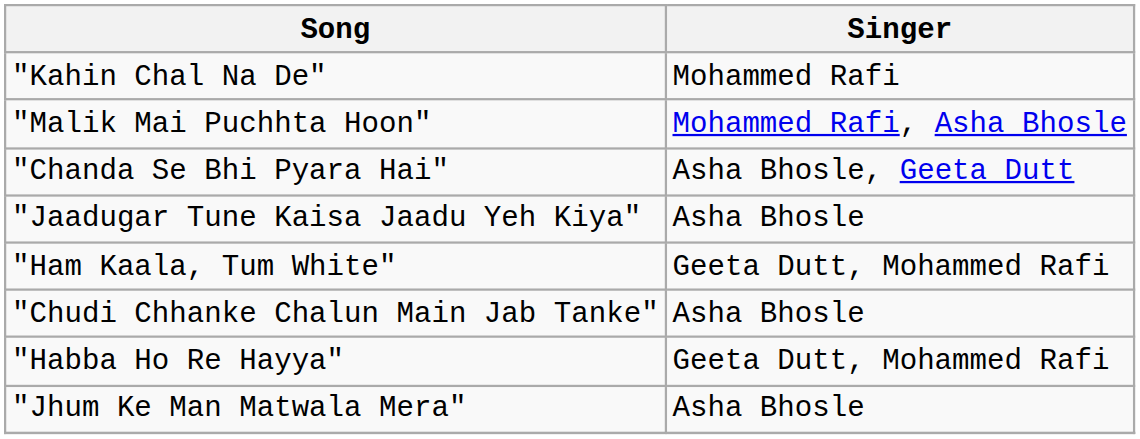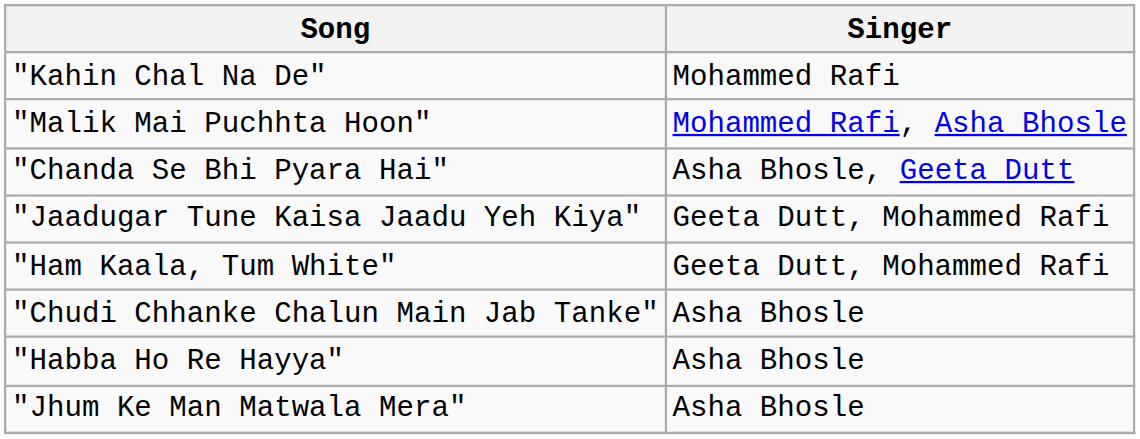(769, 219) Asha Bhosle -> (891, 219) Geeta Dutt, Mohammed Rafi
(891, 361) Geeta Dutt, Mohammed Rafi -> (769, 361) Asha Bhosle
